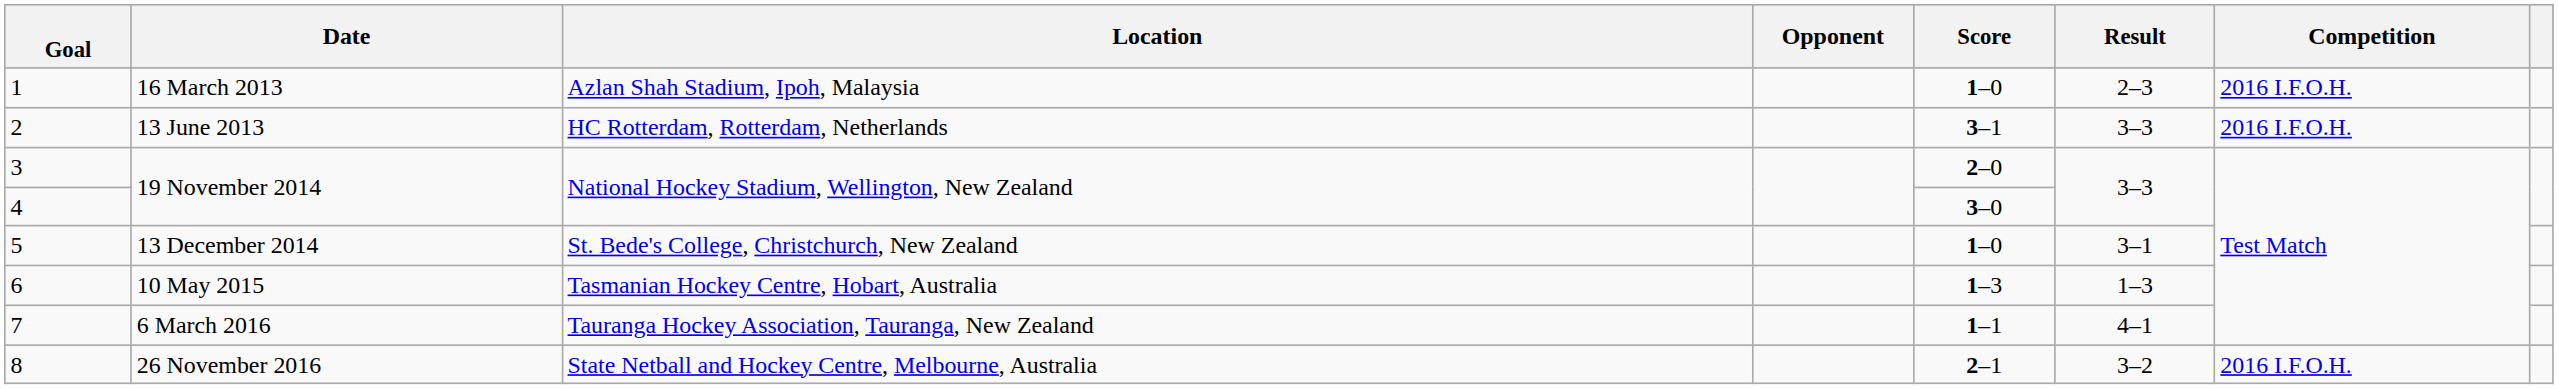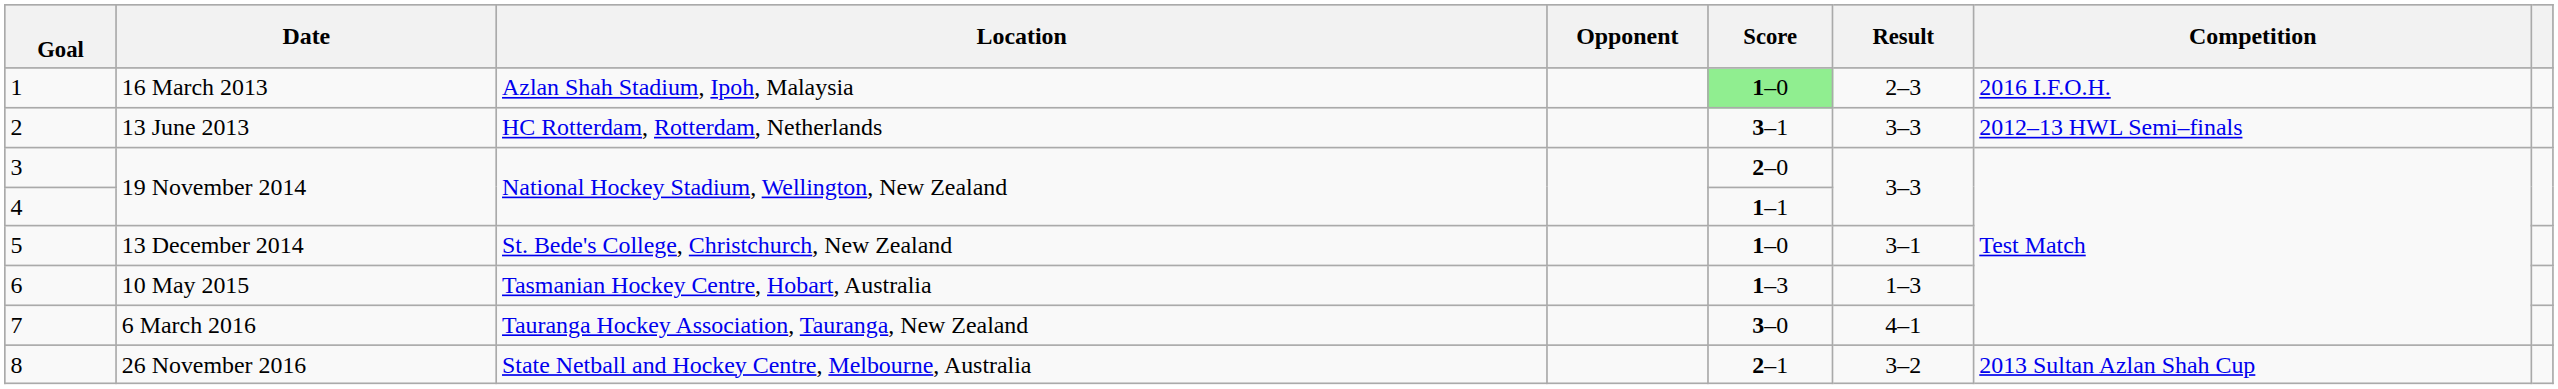(1984, 88) no background -> (1770, 88) lightgreen background
(2286, 127) 2016 I.F.O.H. -> (2111, 127) 2012–13 HWL Semi–finals
(1984, 206) 3–0 -> (1770, 206) 1–1
(1984, 325) 1–1 -> (1770, 325) 3–0
(2286, 364) 2016 I.F.O.H. -> (2117, 364) 2013 Sultan Azlan Shah Cup
